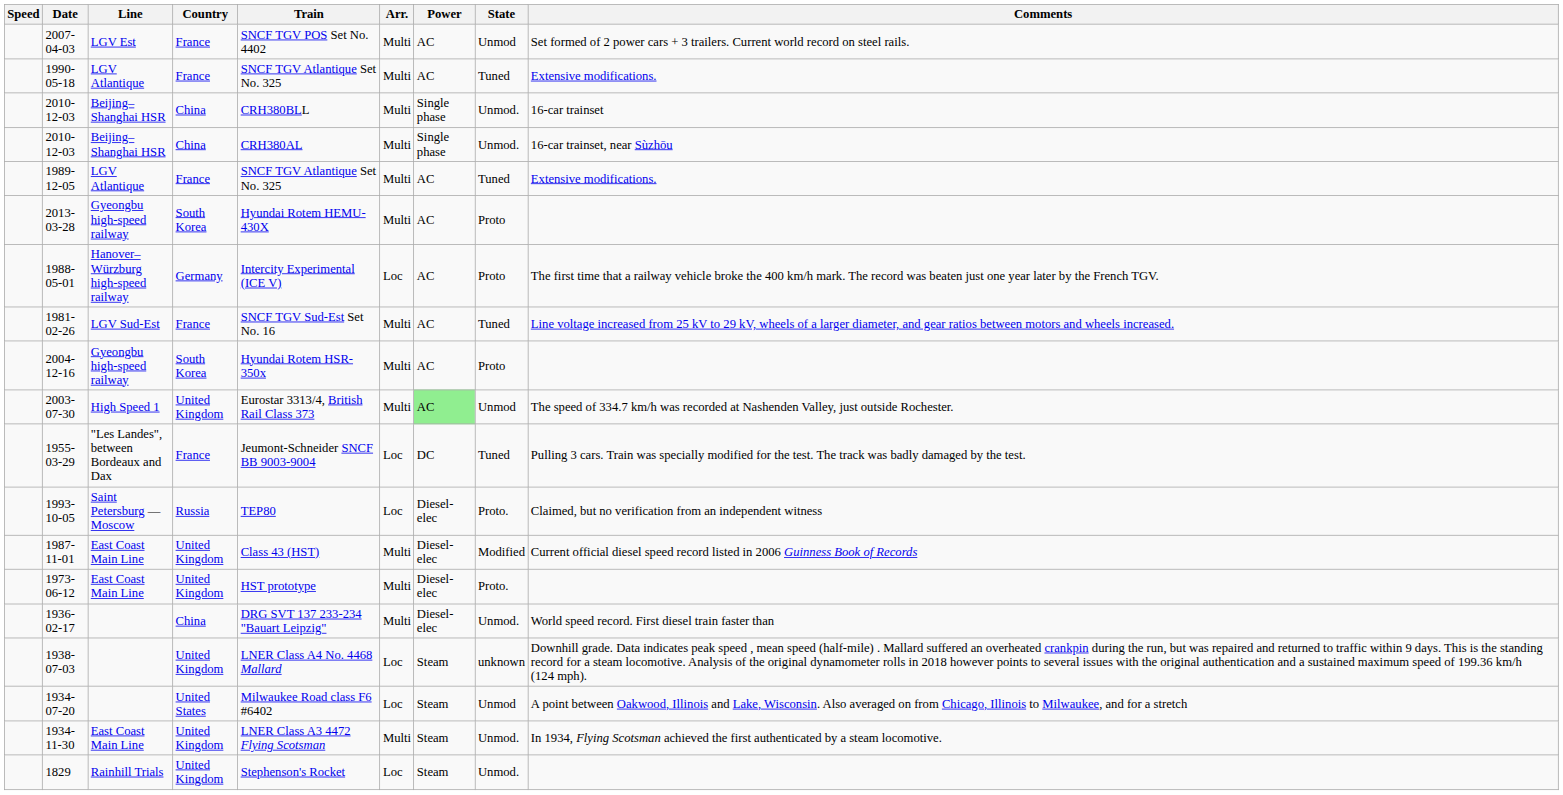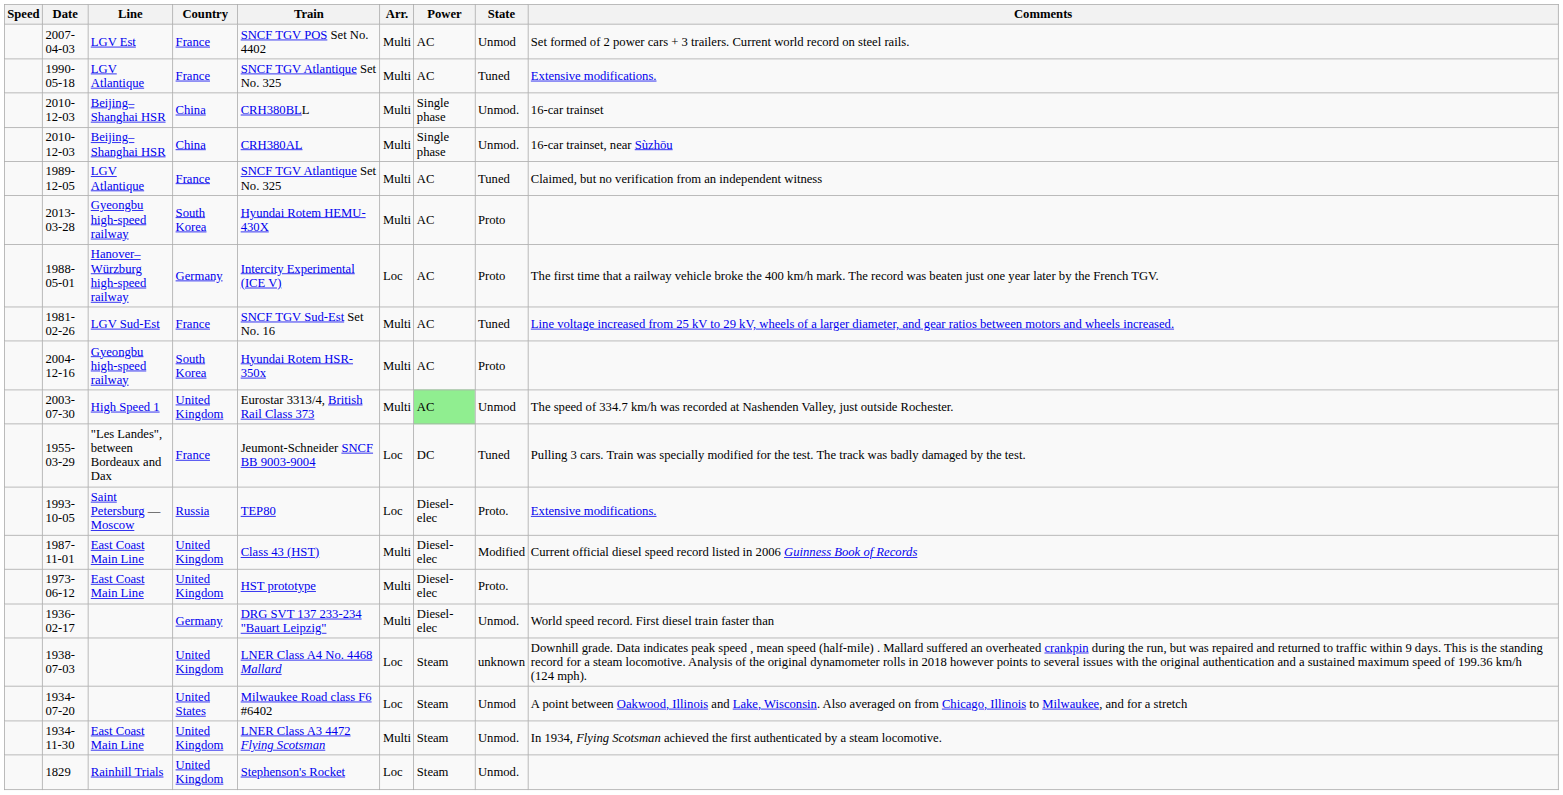(594, 178) Extensive modifications. -> (677, 178) Claimed, but no verification from an independent witness
(677, 511) Claimed, but no verification from an independent witness -> (594, 511) Extensive modifications.
(191, 620) China -> (199, 620) Germany
